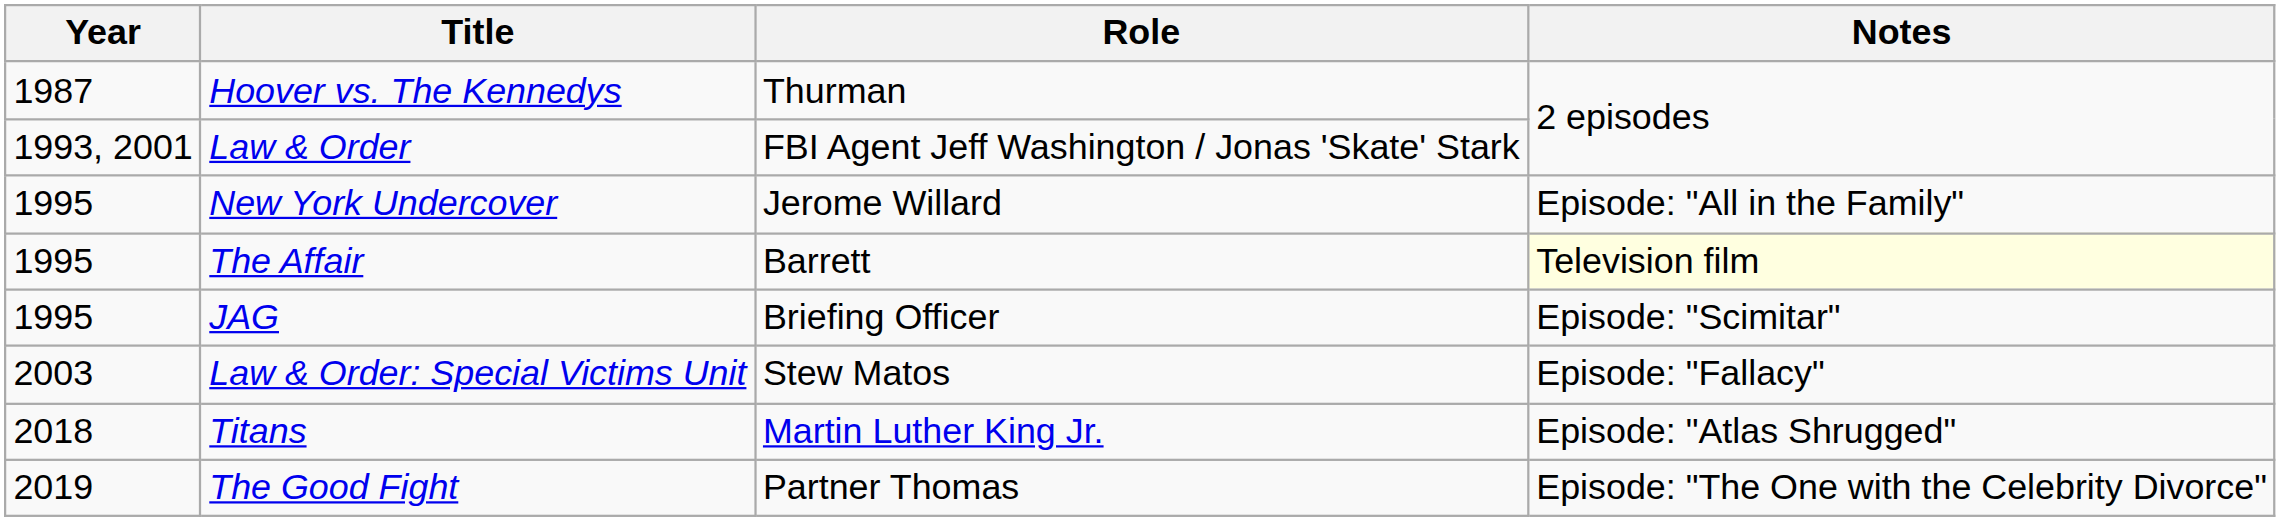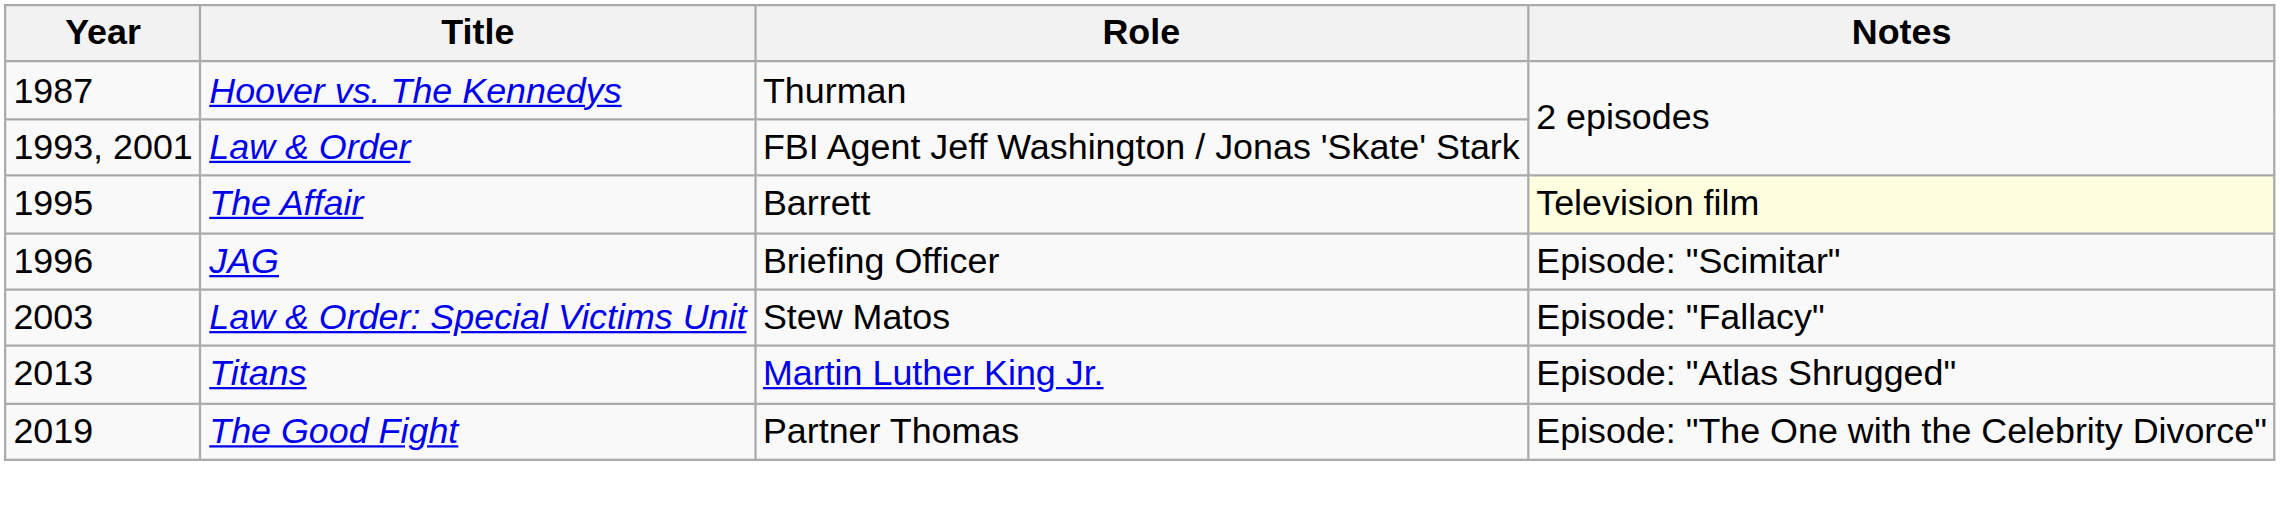- row: (383, 203)
(53, 317) 1995 -> (53, 260) 1996
(53, 430) 2018 -> (53, 373) 2013
